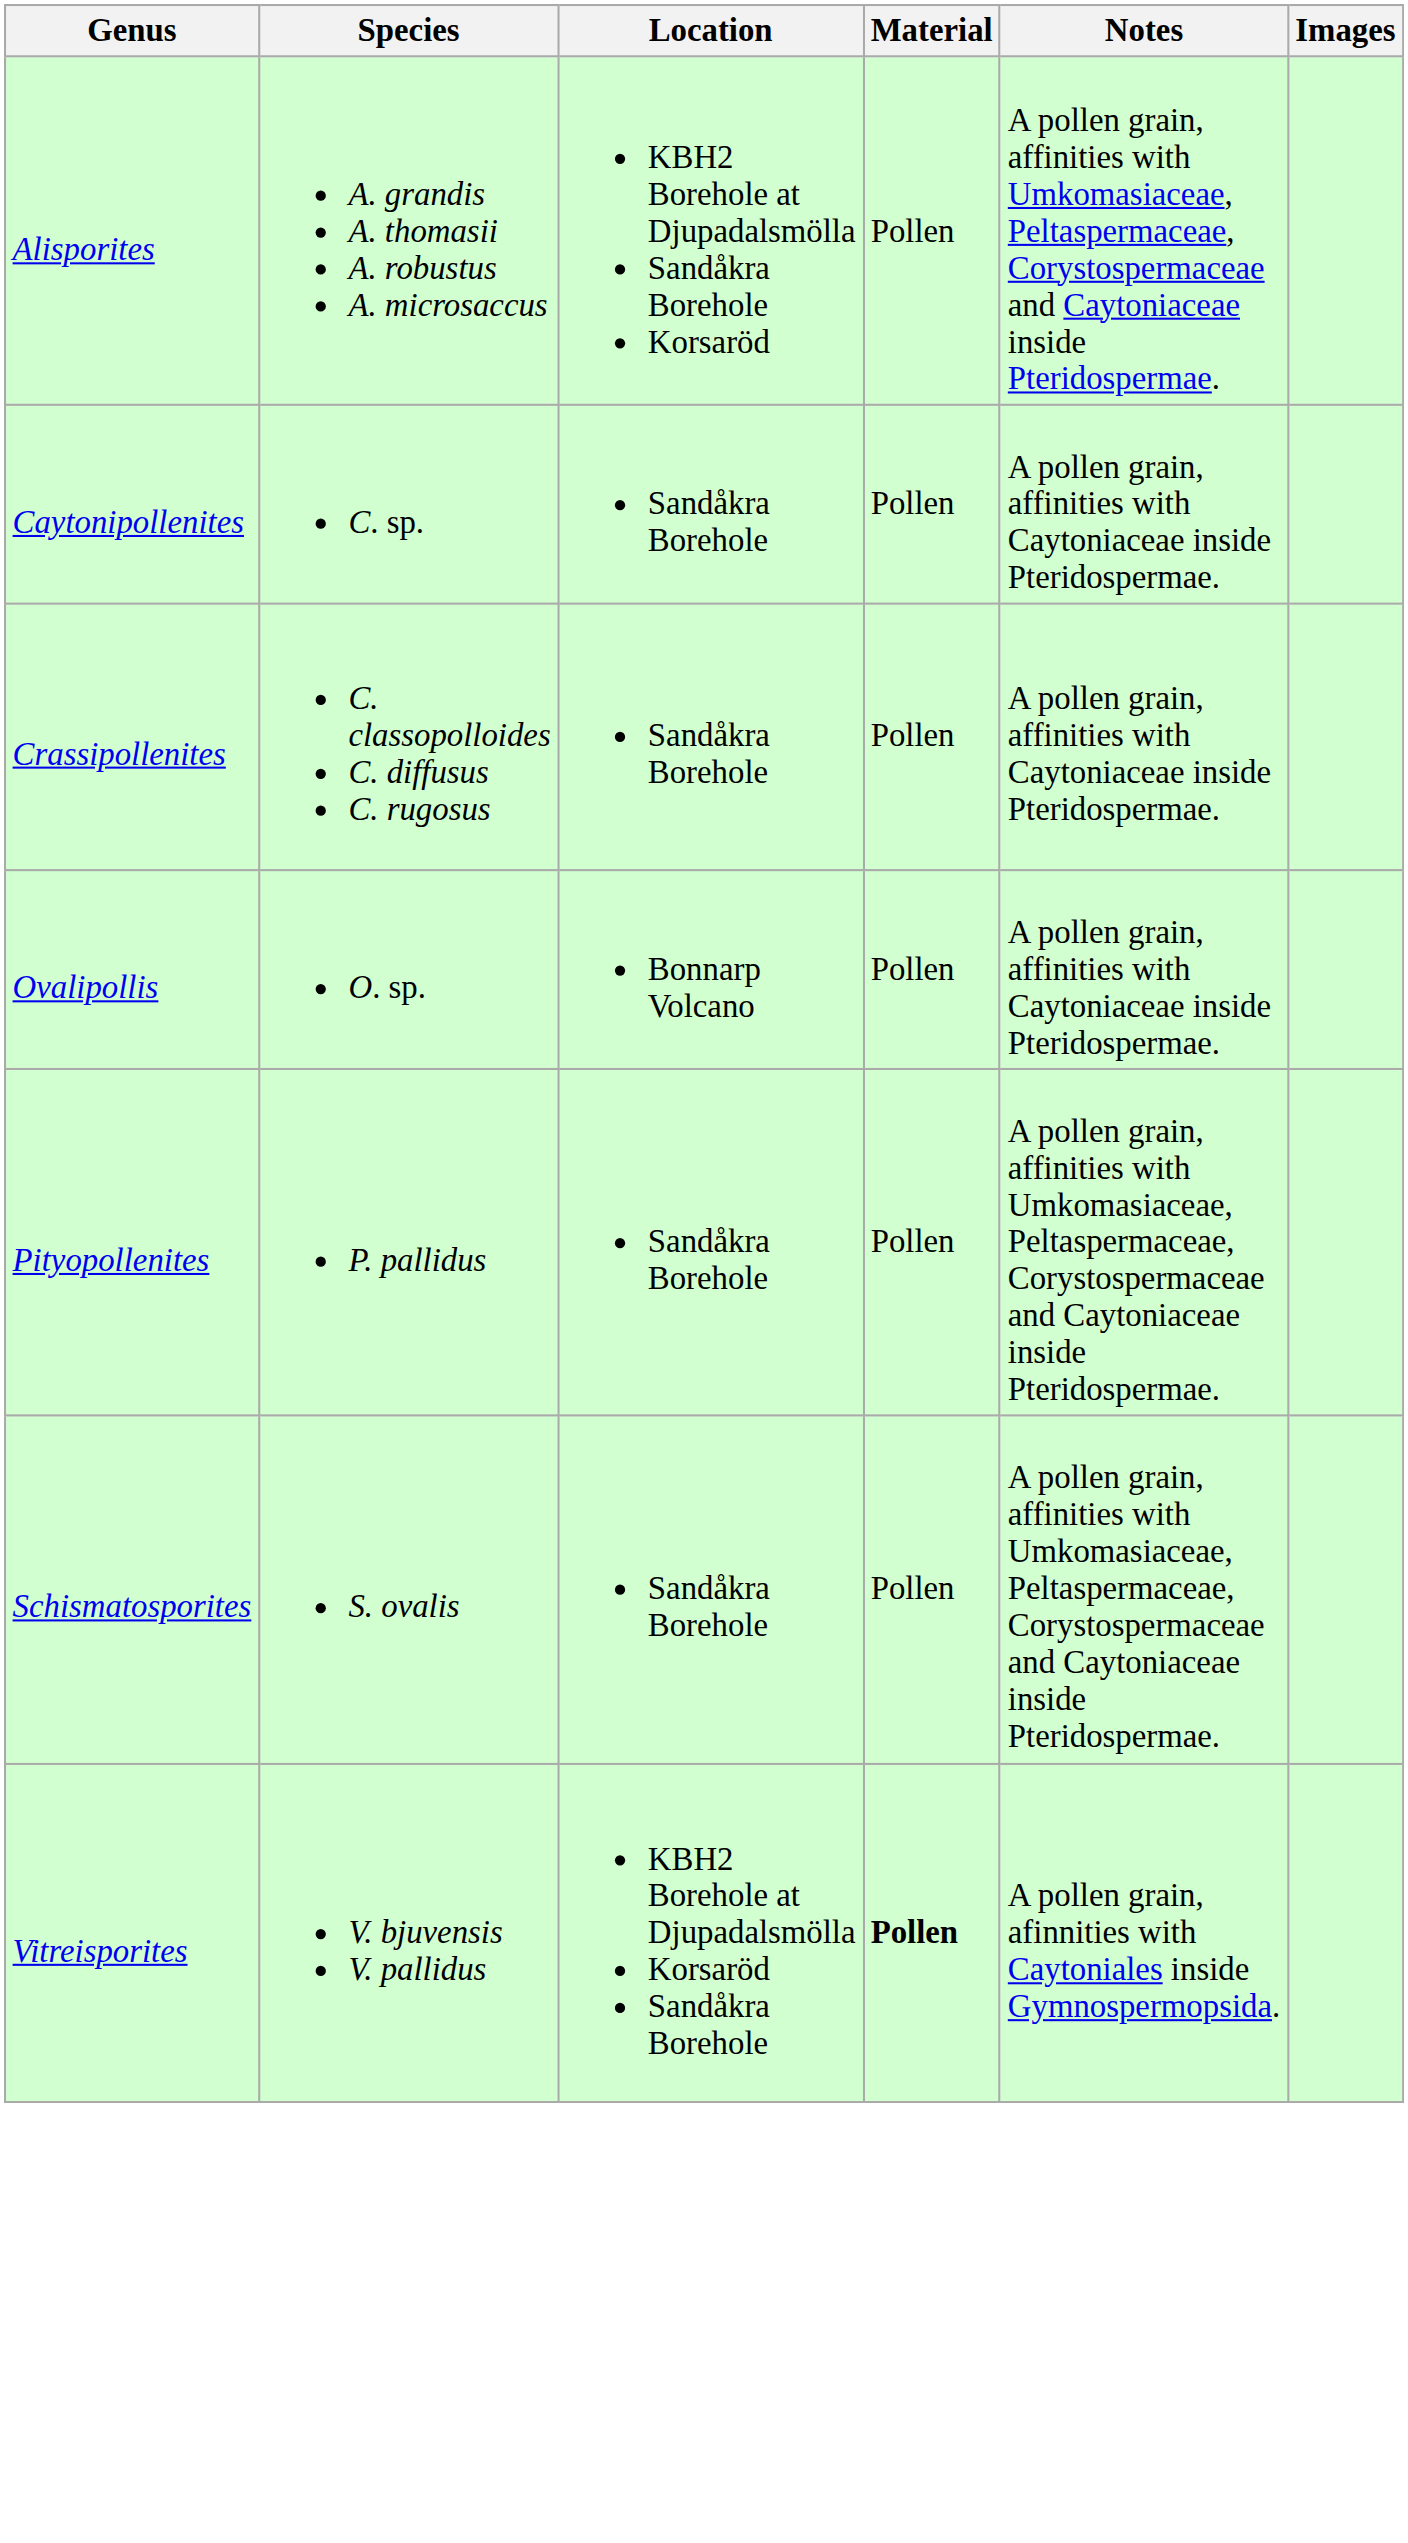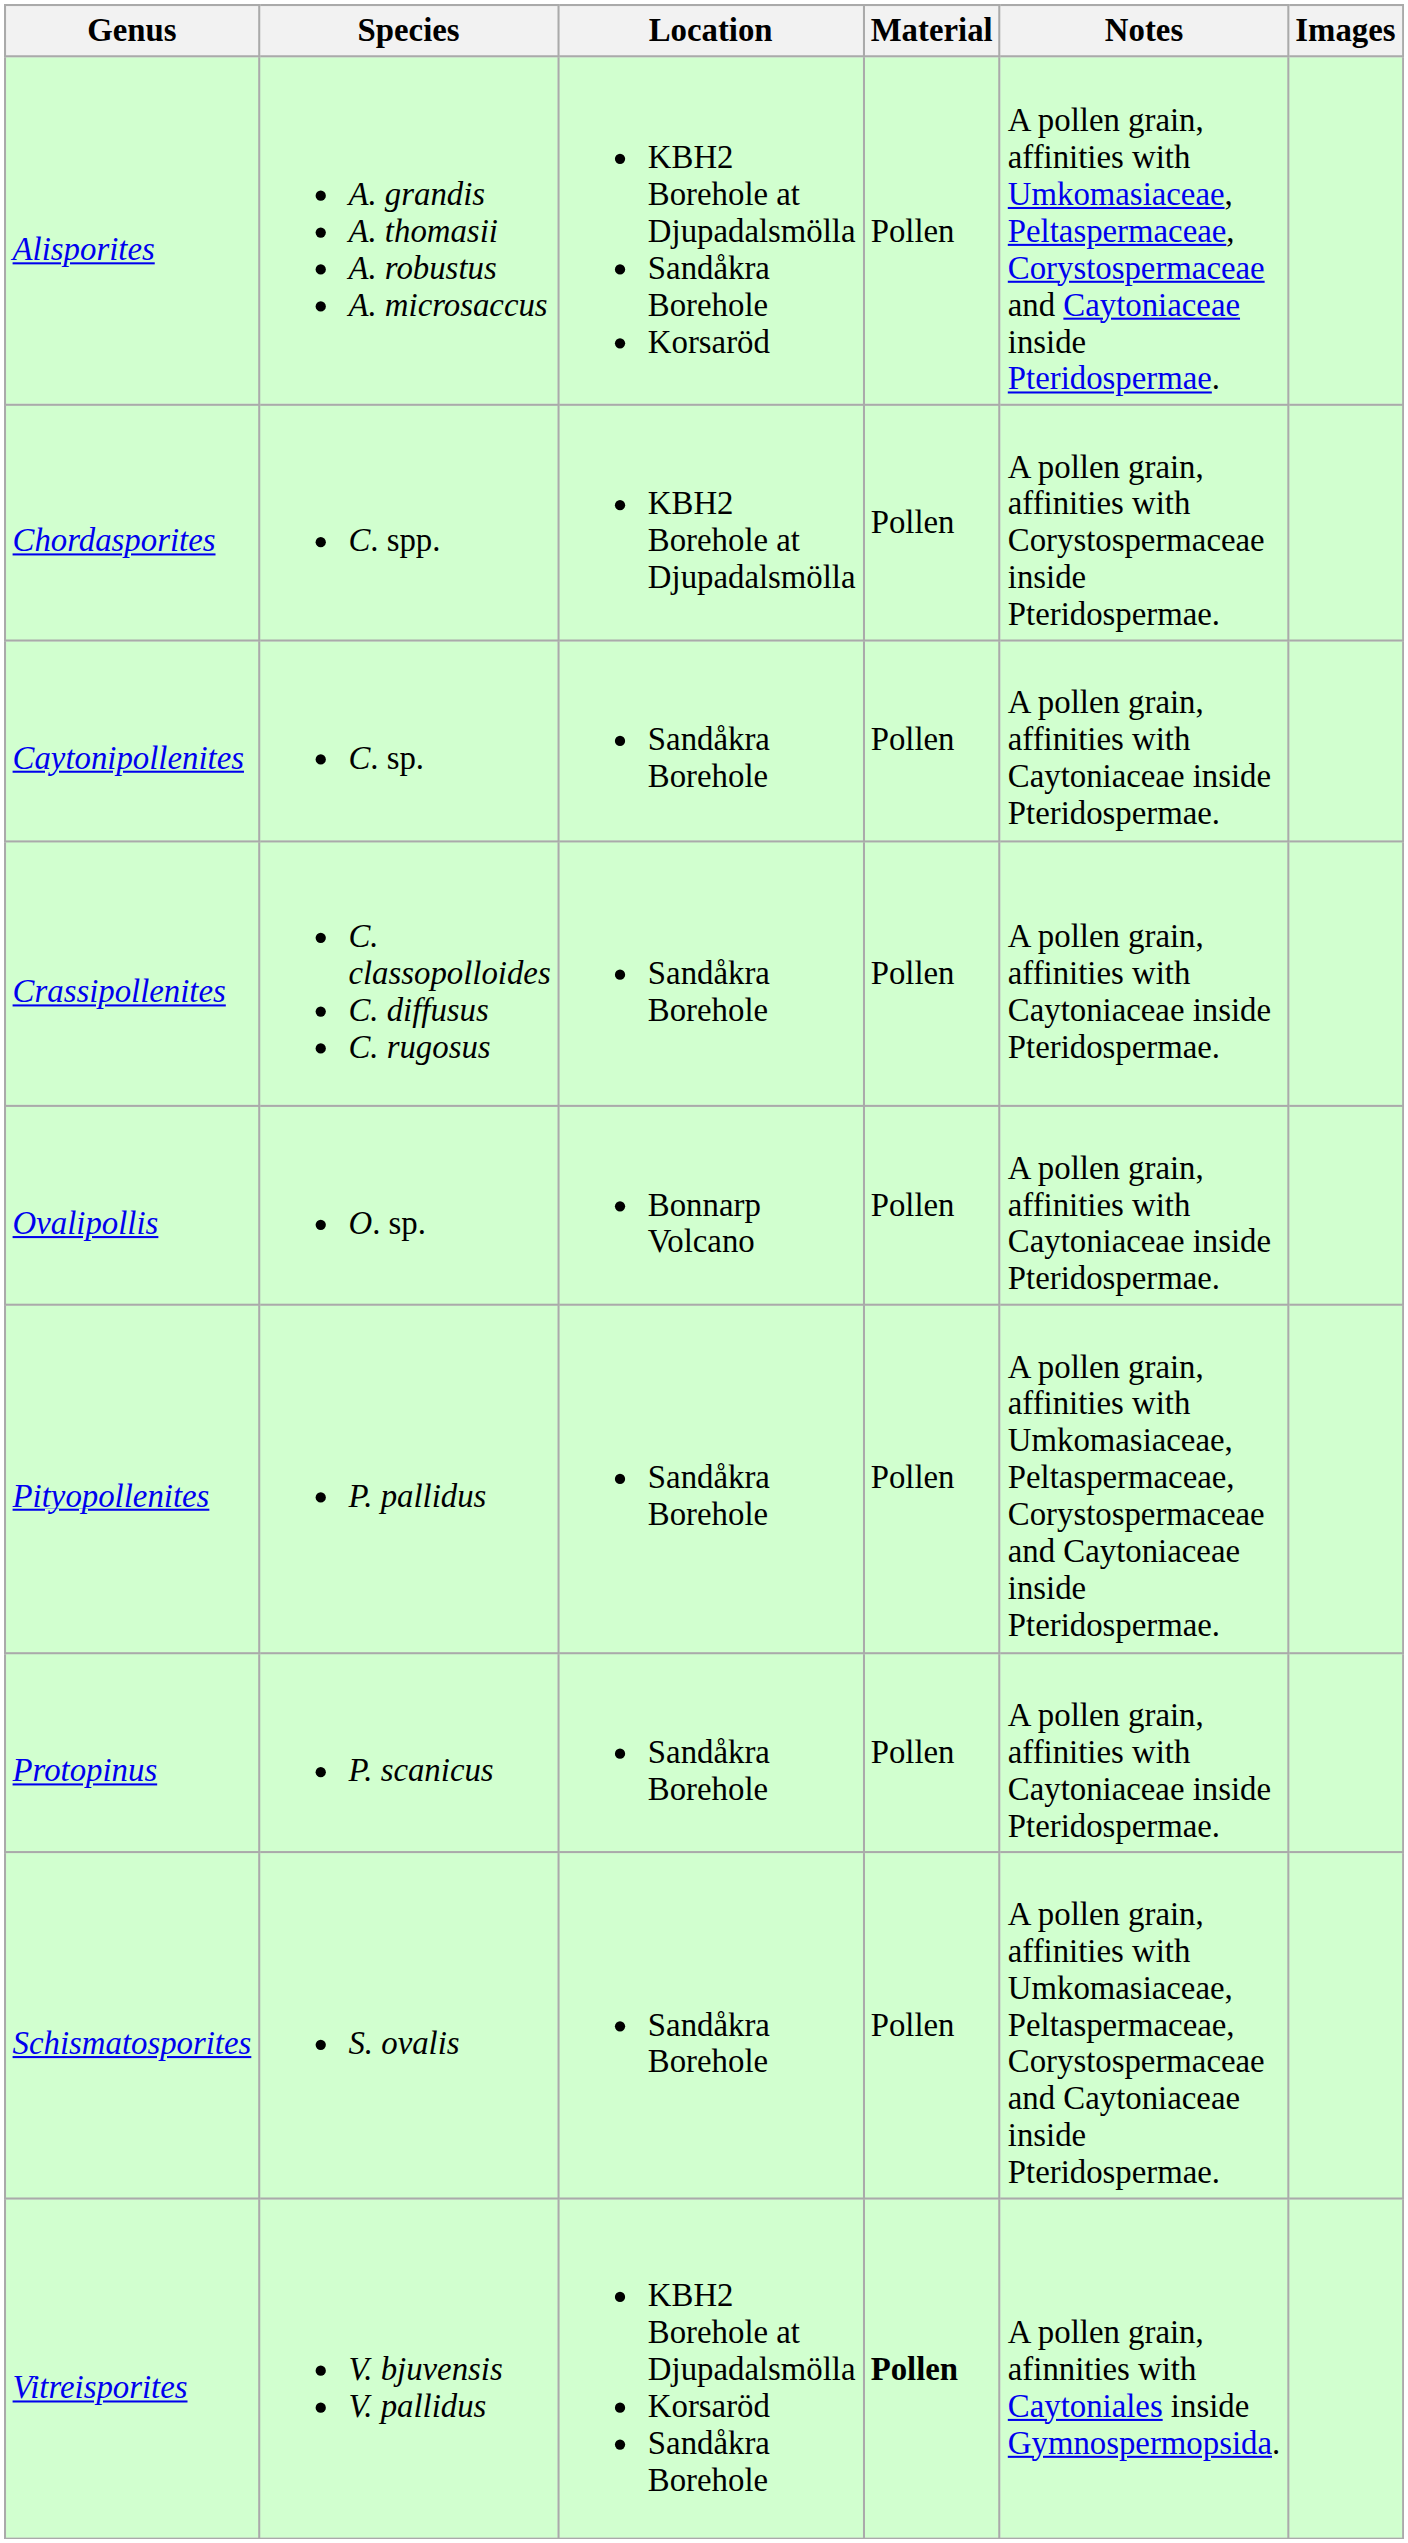+ row: (114, 540)
+ row: (85, 1770)
